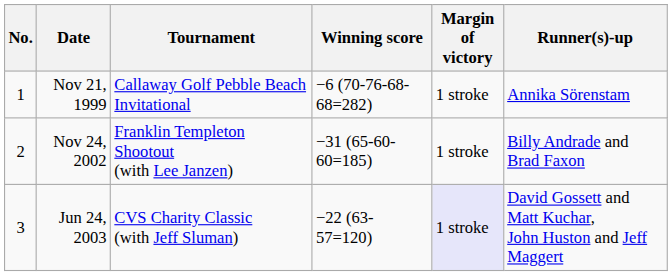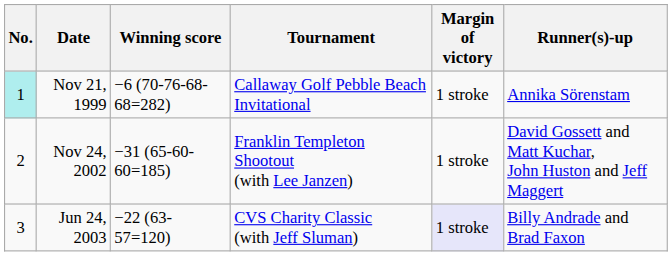columns swapped: (211, 37) <-> (372, 37)
(21, 94) no background -> (21, 94) paleturquoise background
(568, 151) Billy Andrade and Brad Faxon -> (577, 161) David Gossett and Matt Kuchar, John Huston and Jeff Maggert
(577, 227) David Gossett and Matt Kuchar, John Huston and Jeff Maggert -> (568, 227) Billy Andrade and Brad Faxon
